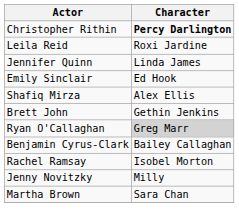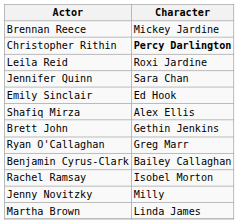+ row: (46, 29)
(167, 62) Linda James -> (161, 79) Sara Chan
(161, 128) lightgrey background -> (161, 145) no background
(161, 194) Sara Chan -> (167, 211) Linda James
